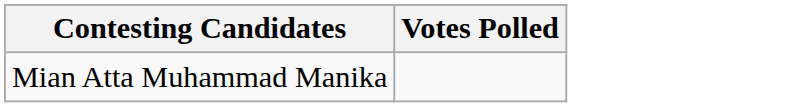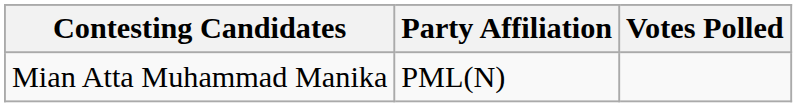+ column: (507, 28)
